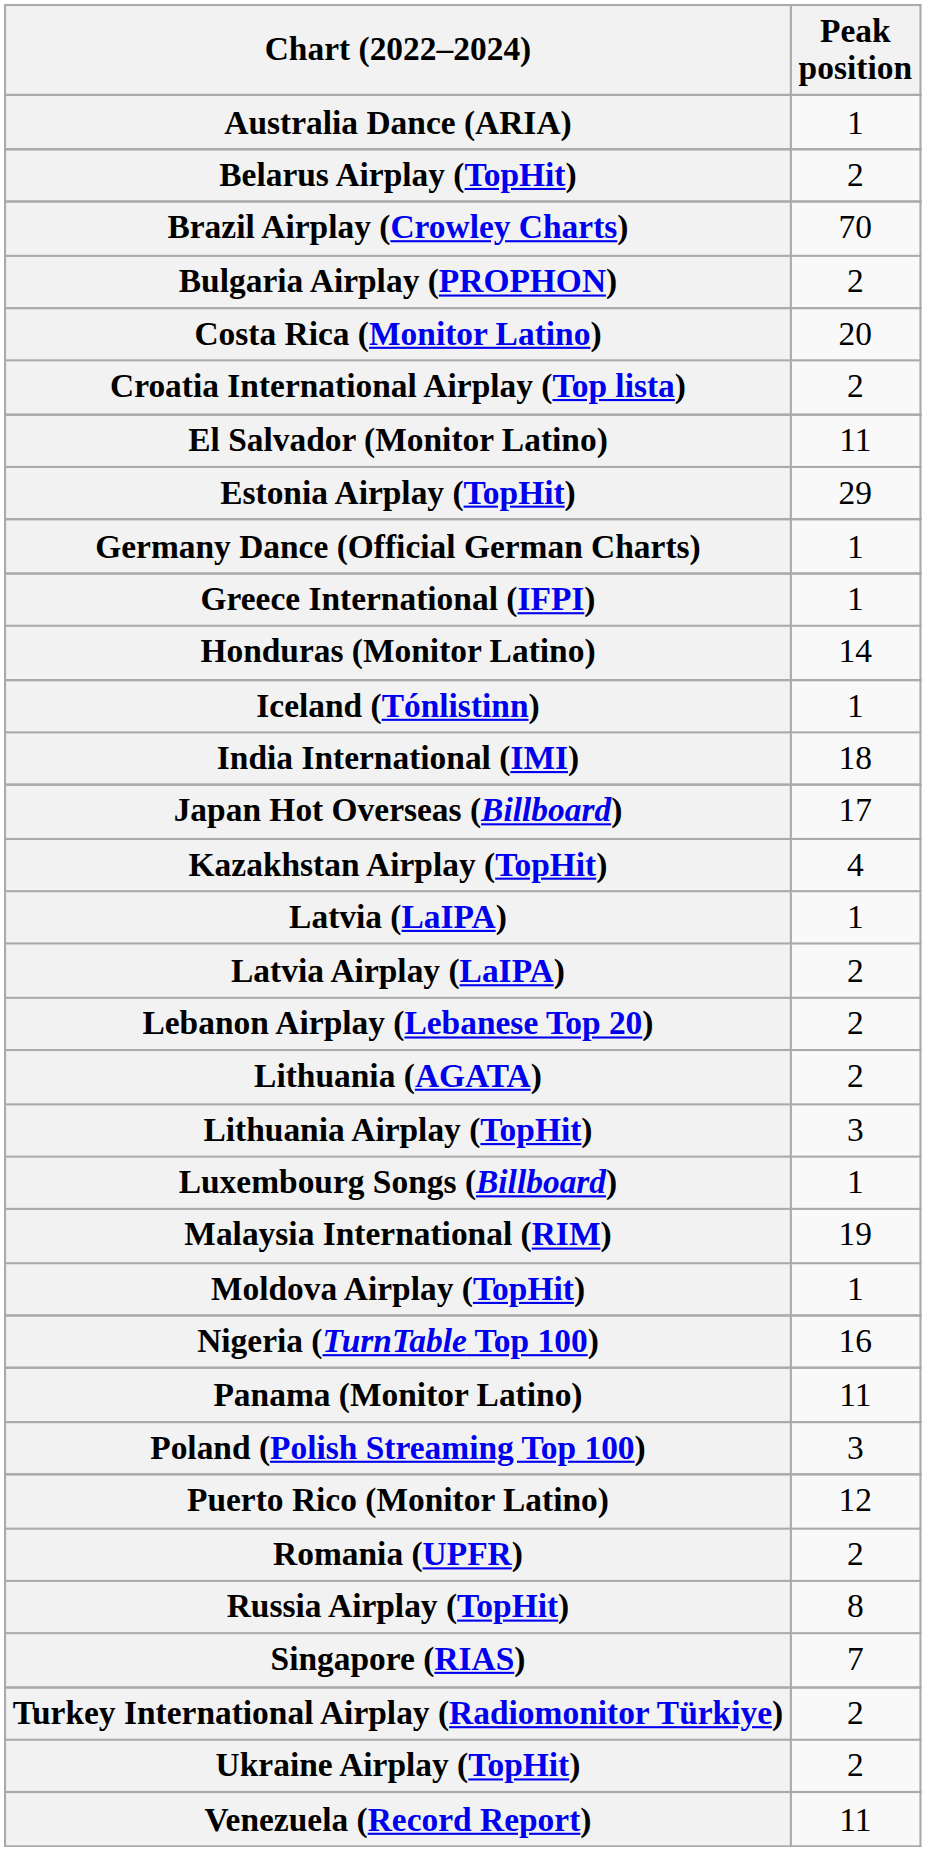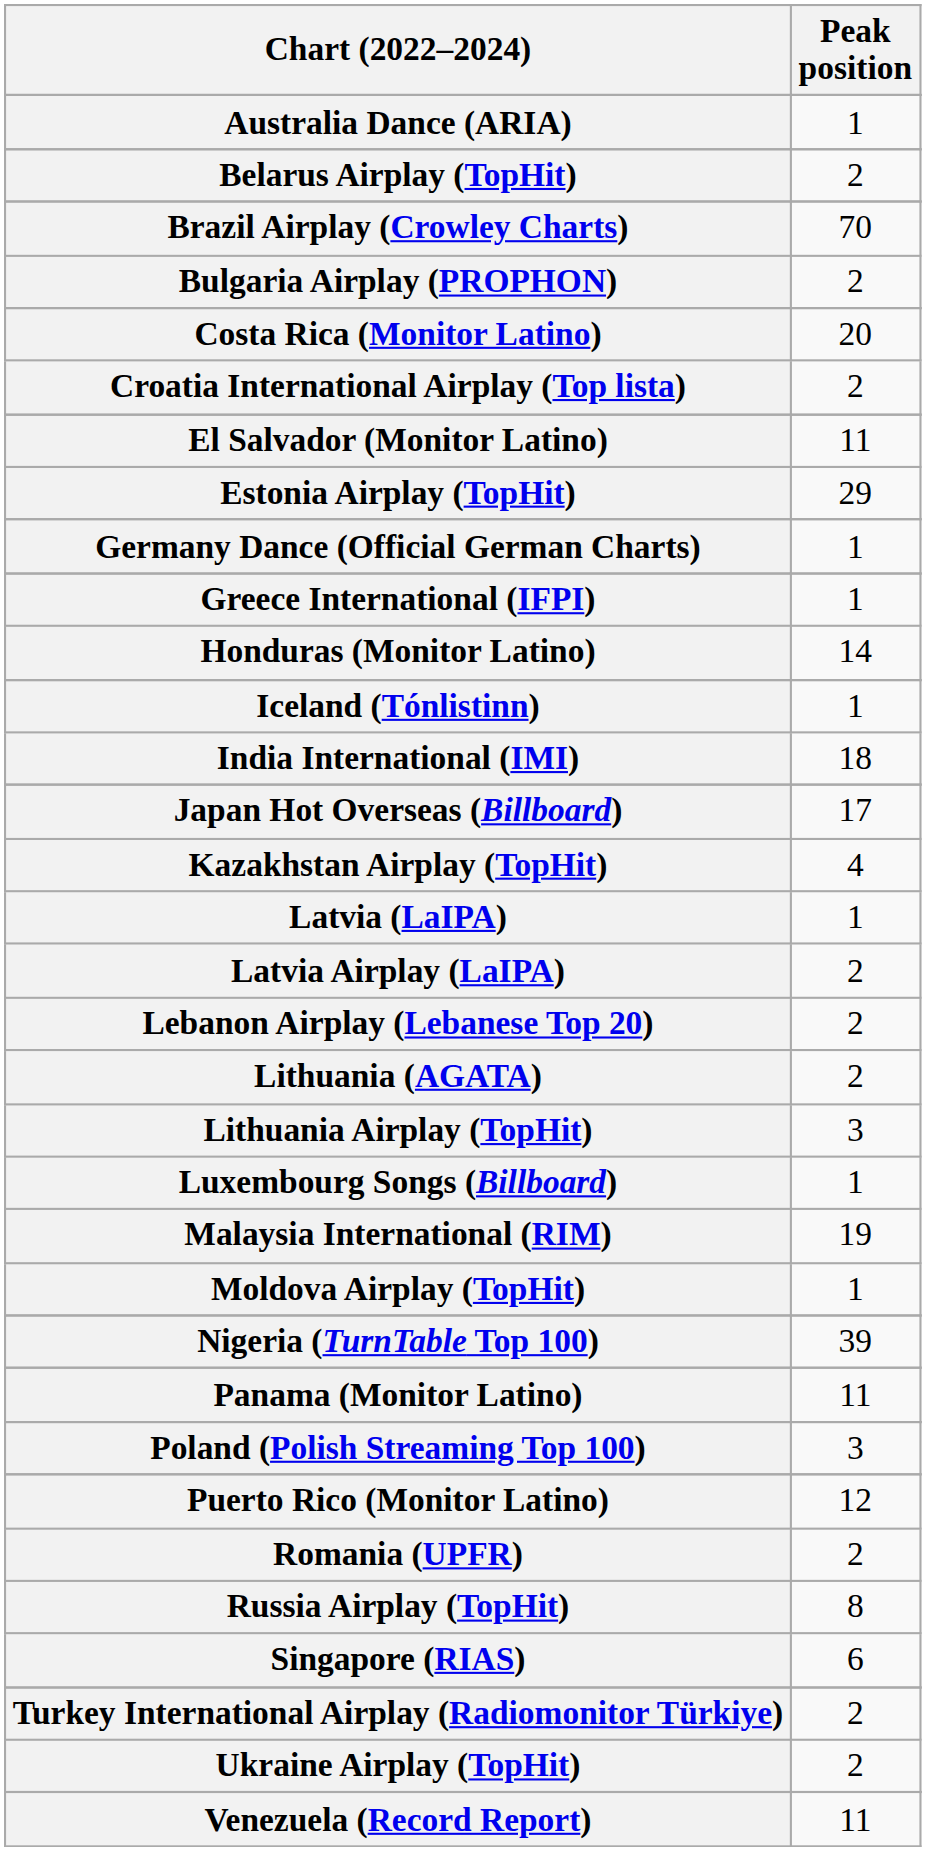(855, 1341) 16 -> (855, 1341) 39
(855, 1659) 7 -> (855, 1659) 6
